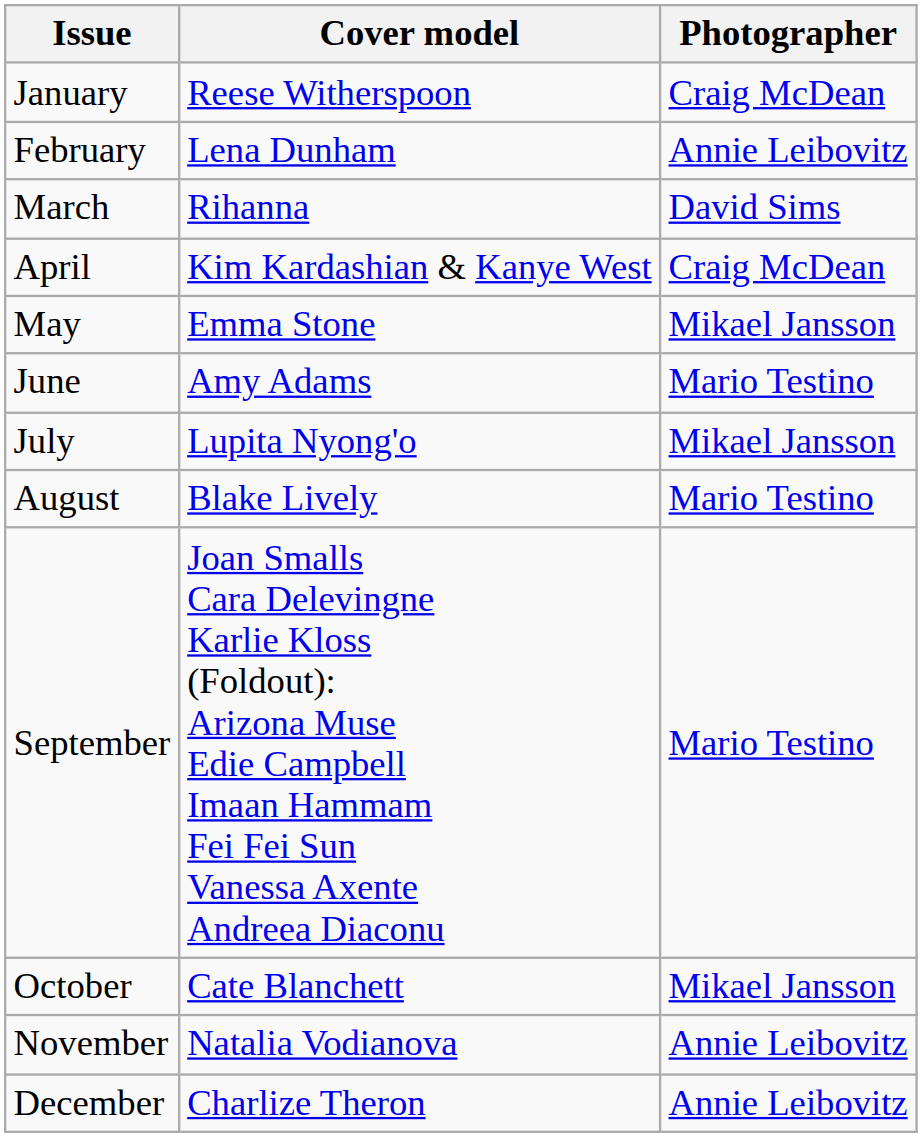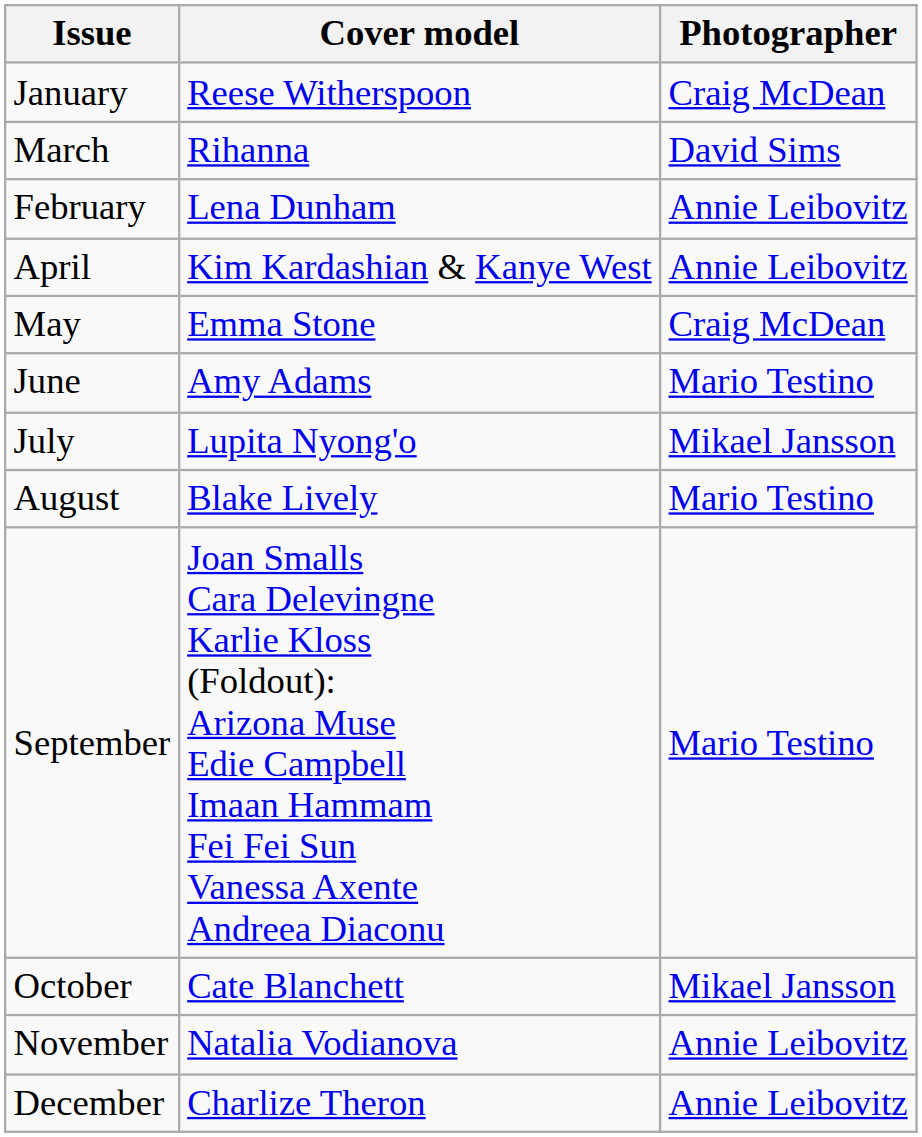rows swapped: (80, 149) <-> (61, 207)
(777, 265) Craig McDean -> (788, 265) Annie Leibovitz
(782, 324) Mikael Jansson -> (777, 324) Craig McDean
